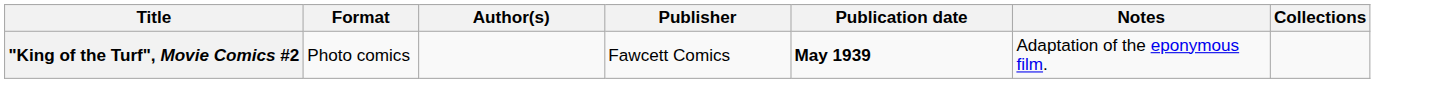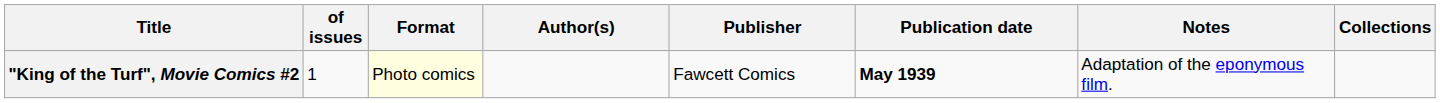+ column: (336, 27)
(359, 54) no background -> (424, 74) lightyellow background
